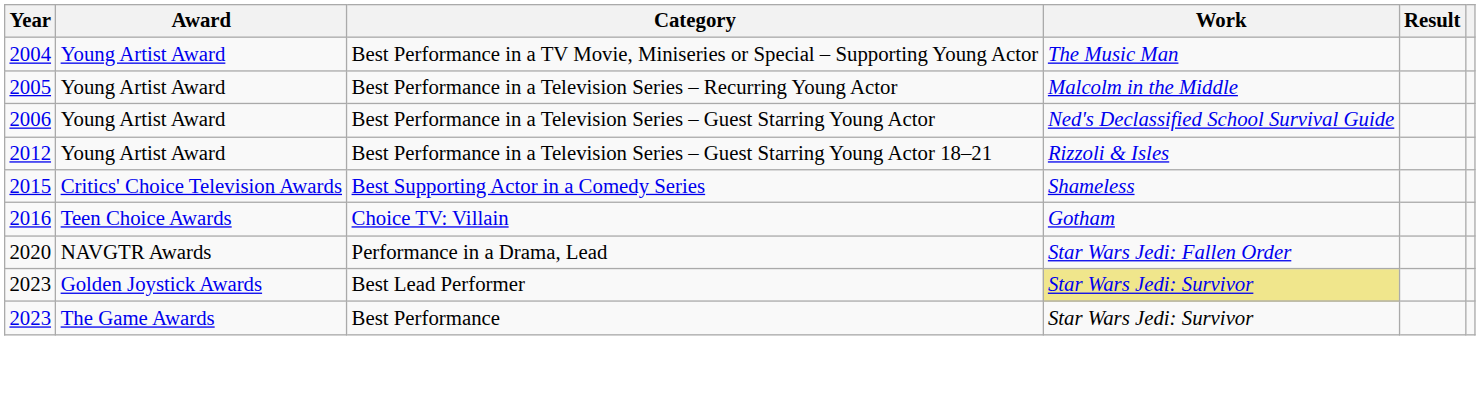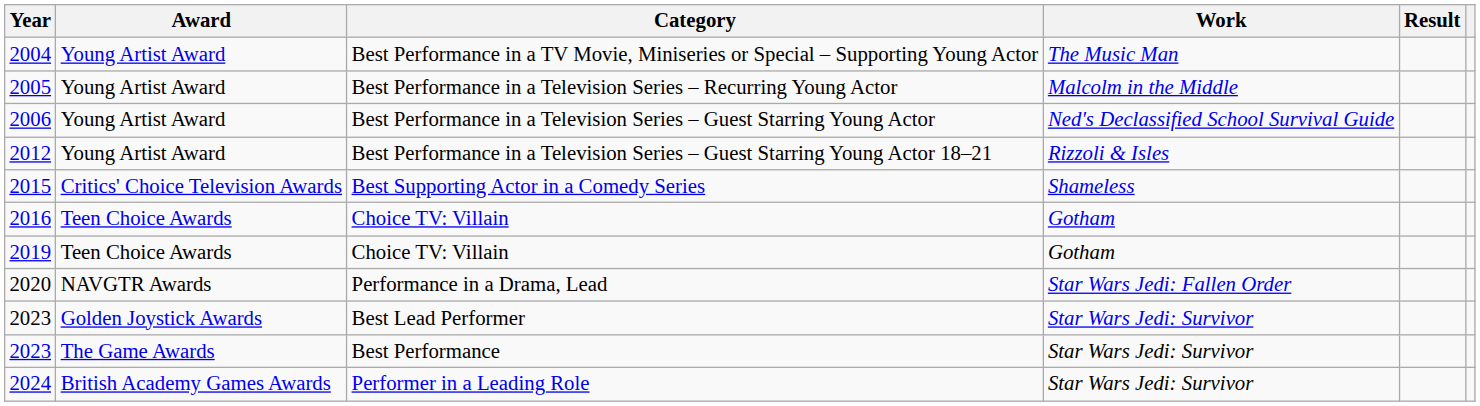+ row: (30, 251)
(1151, 284) khaki background -> (1151, 317) no background
+ row: (30, 383)
